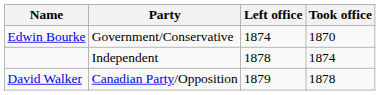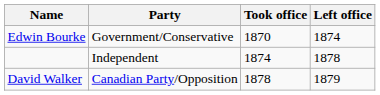columns swapped: (340, 15) <-> (273, 15)
